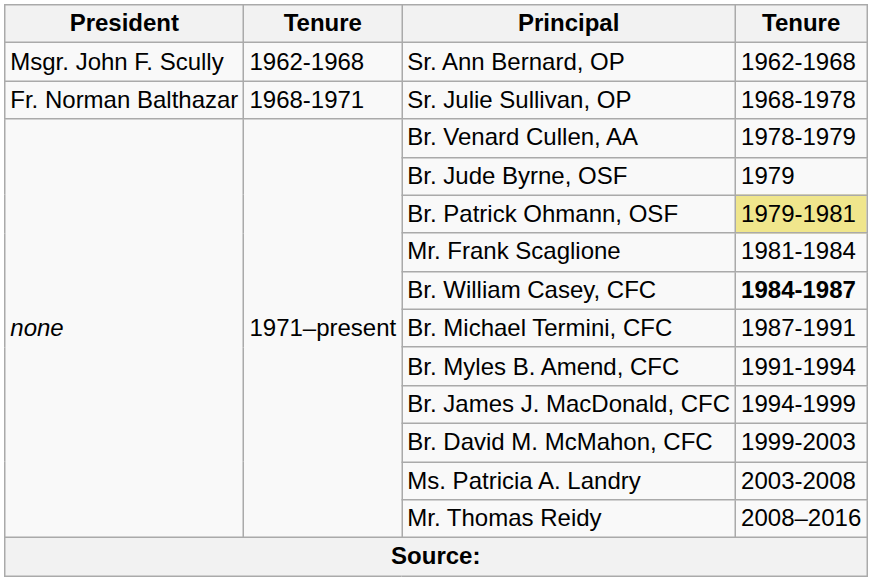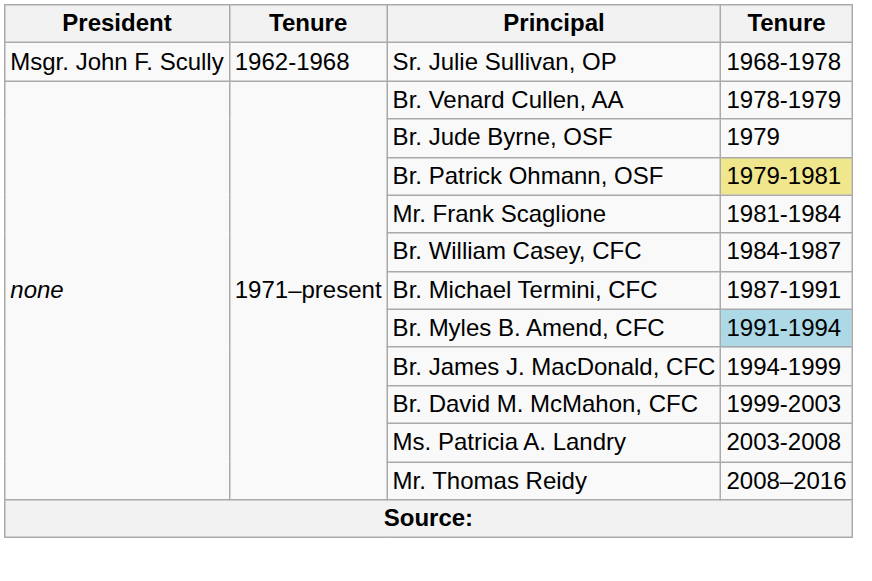- row: (516, 61)
(124, 99) Fr. Norman Balthazar -> (117, 61) Msgr. John F. Scully
(307, 99) 1968-1971 -> (292, 61) 1962-1968
(798, 289) bold -> (784, 251) normal
(798, 366) no background -> (784, 328) lightblue background
